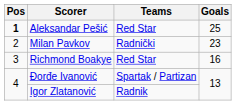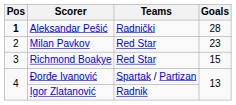(136, 28) Red Star -> (136, 28) Radnički
(215, 28) 25 -> (215, 28) 28
(136, 44) Radnički -> (136, 44) Red Star
(215, 60) 16 -> (215, 60) 15
